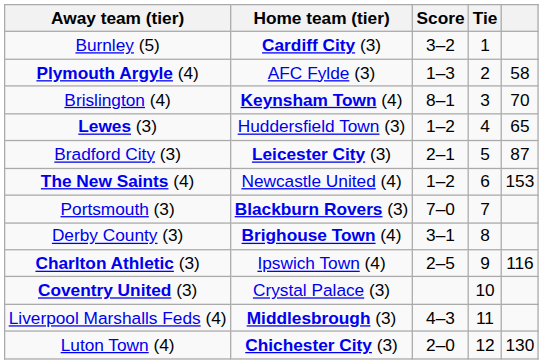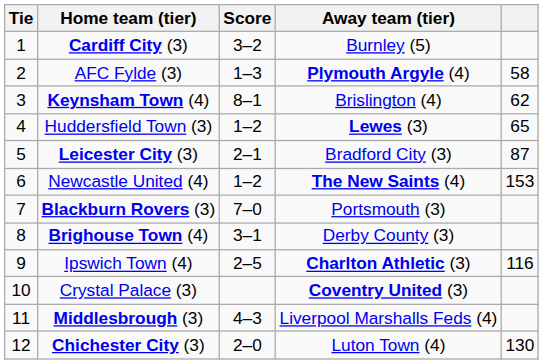columns swapped: (485, 18) <-> (118, 18)
(520, 100) 70 -> (520, 100) 62
